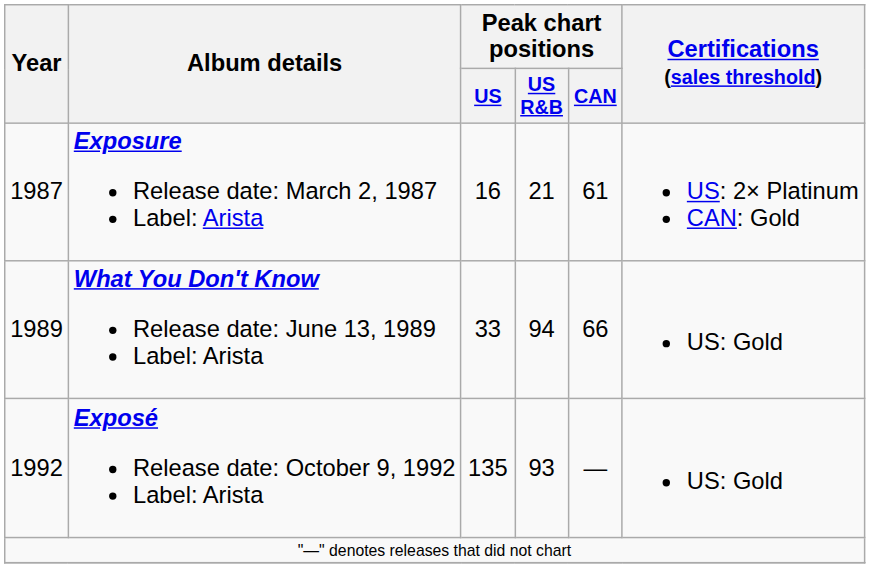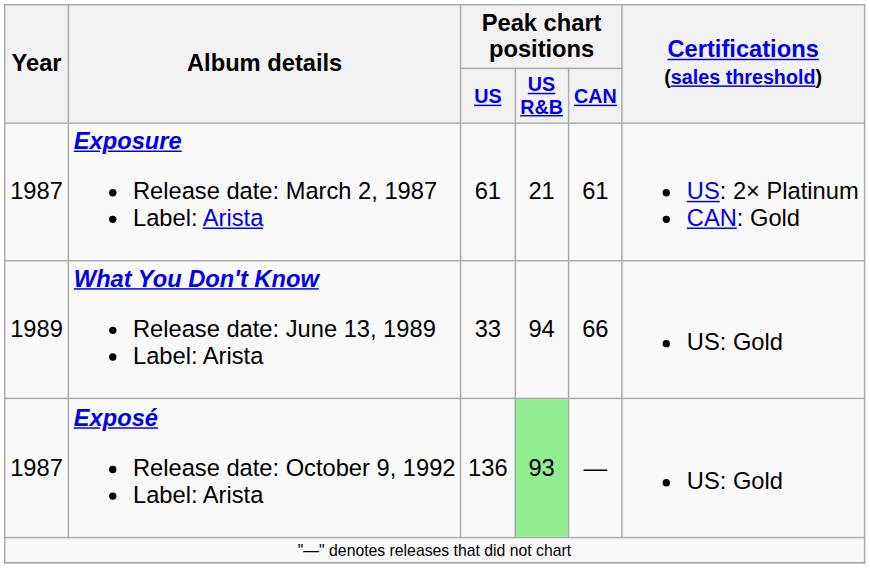(488, 191) 16 -> (488, 191) 61
(37, 467) 1992 -> (37, 467) 1987
(488, 467) 135 -> (488, 467) 136
(542, 467) no background -> (542, 467) lightgreen background
